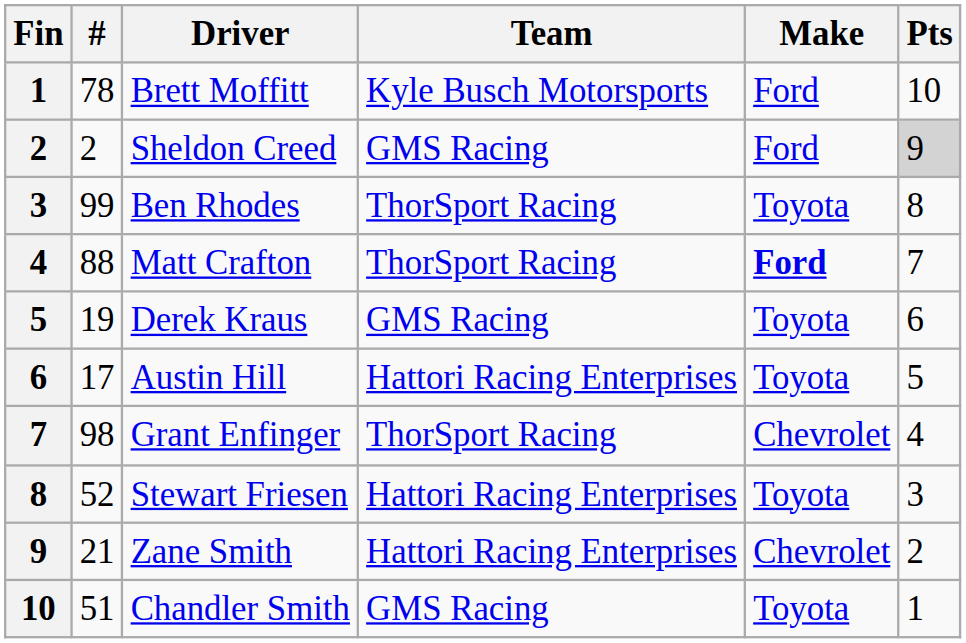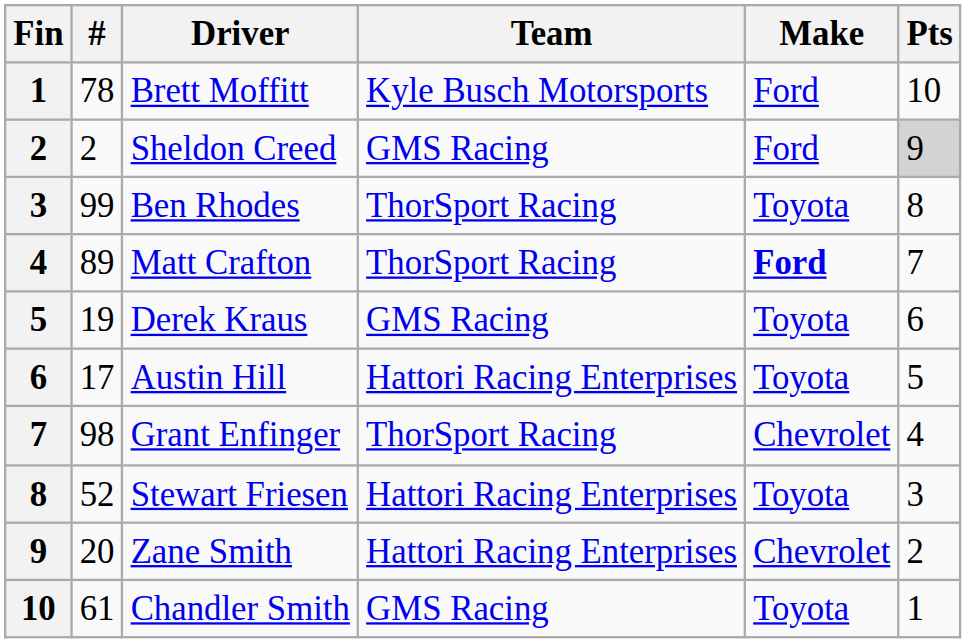(97, 262) 88 -> (97, 262) 89
(97, 549) 21 -> (97, 549) 20
(97, 607) 51 -> (97, 607) 61
